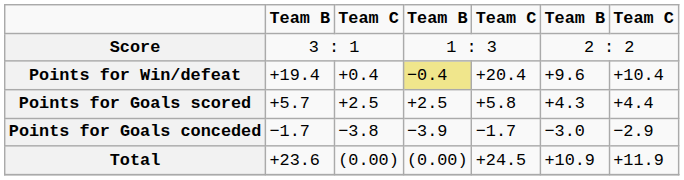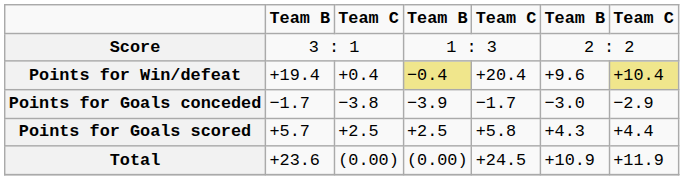(638, 75) no background -> (638, 75) khaki background
rows swapped: (135, 103) <-> (135, 132)
